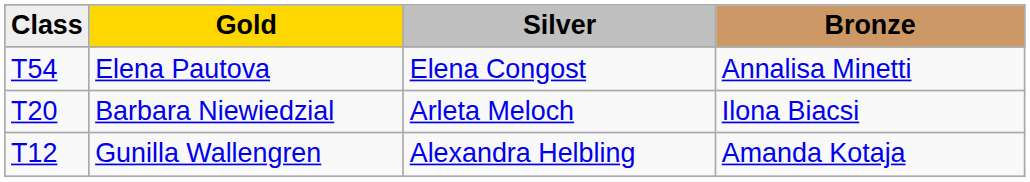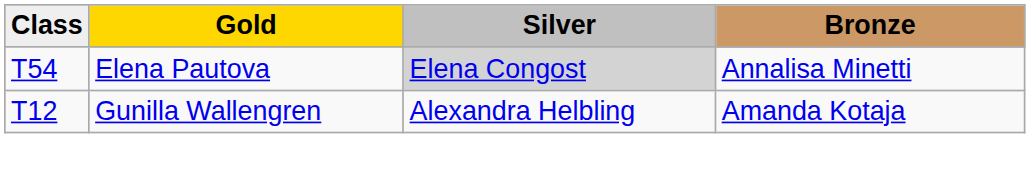(498, 68) no background -> (498, 68) lightgrey background
- row: (215, 111)
